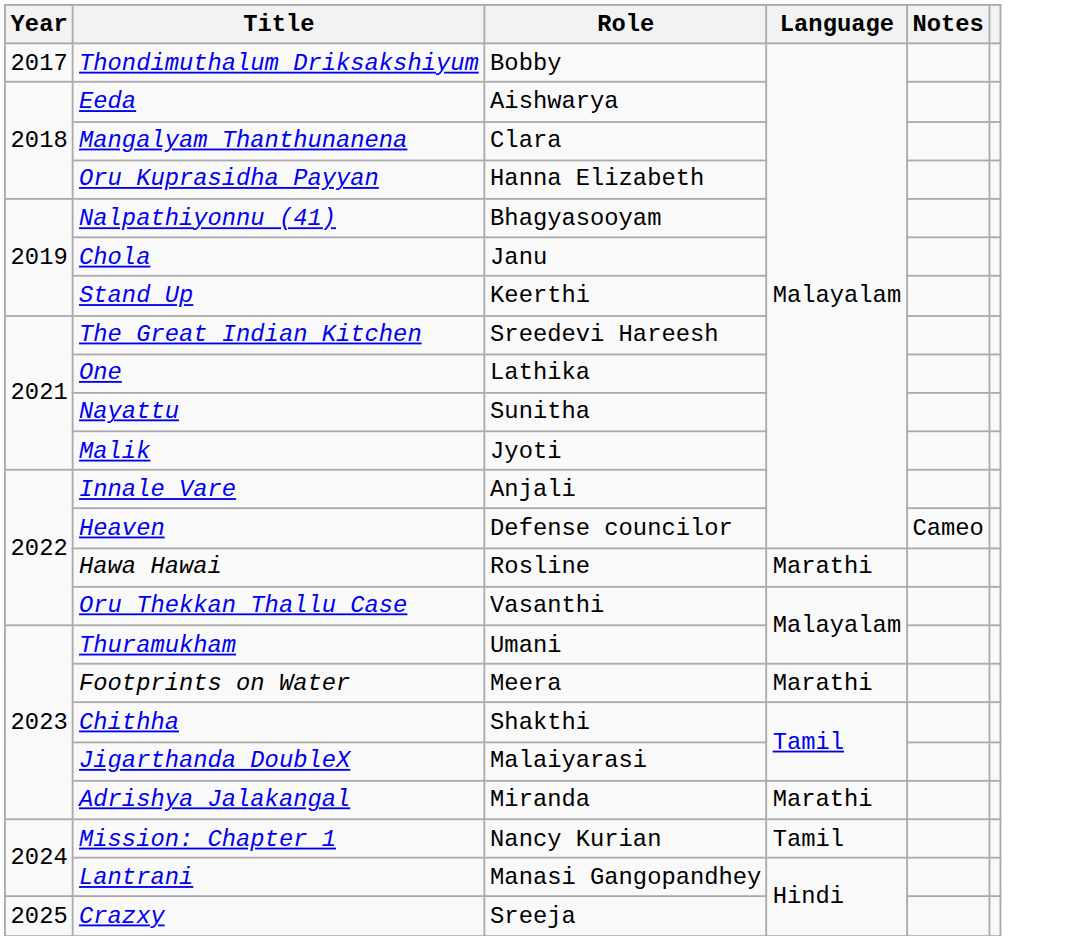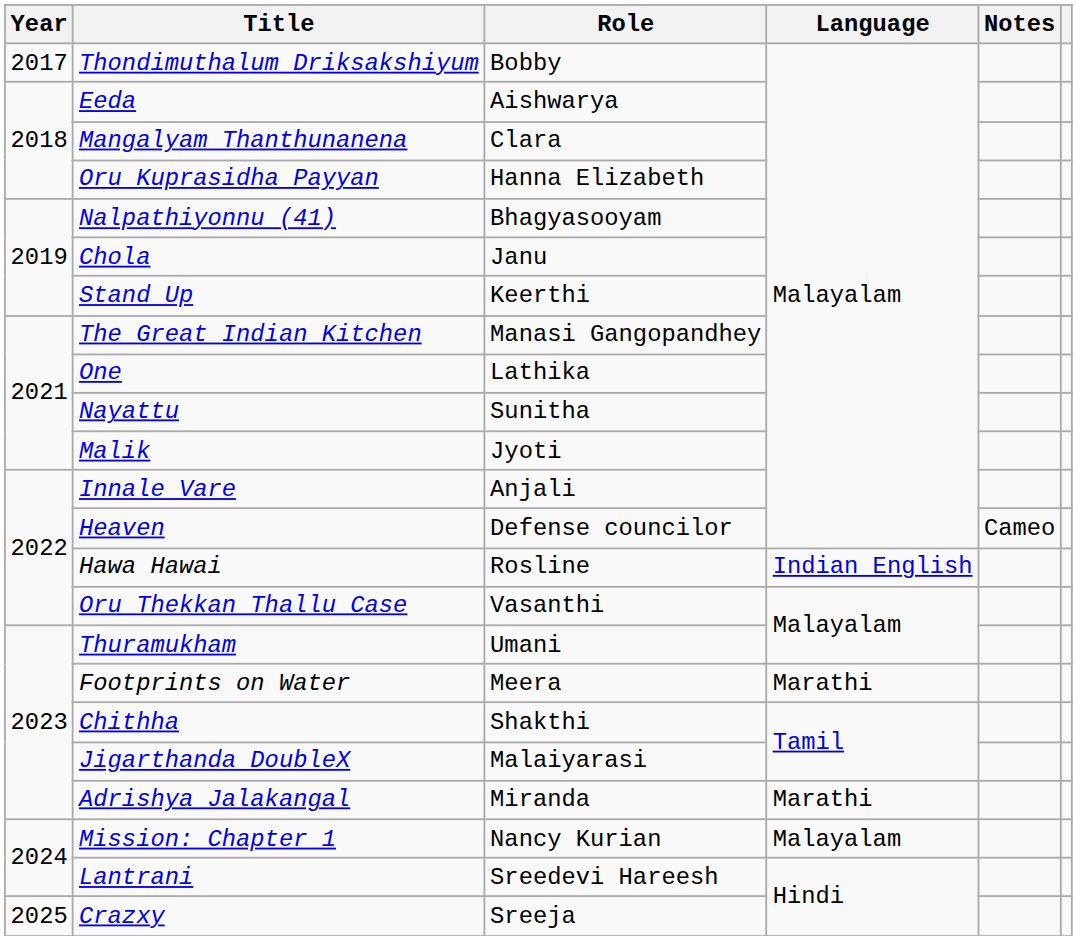(604, 334) Sreedevi Hareesh -> (626, 334) Manasi Gangopandhey
(823, 567) Marathi -> (873, 567) Indian English
(808, 839) Tamil -> (837, 839) Malayalam
(626, 877) Manasi Gangopandhey -> (604, 877) Sreedevi Hareesh
